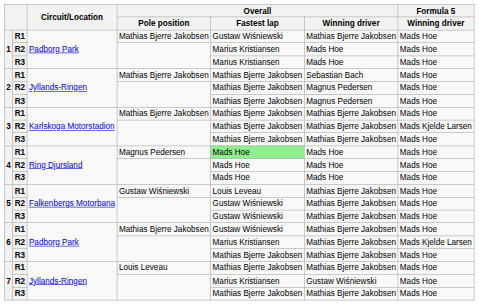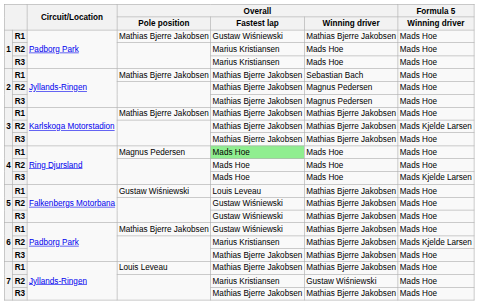(418, 178) Mads Hoe -> (436, 178) Mads Kjelde Larsen
